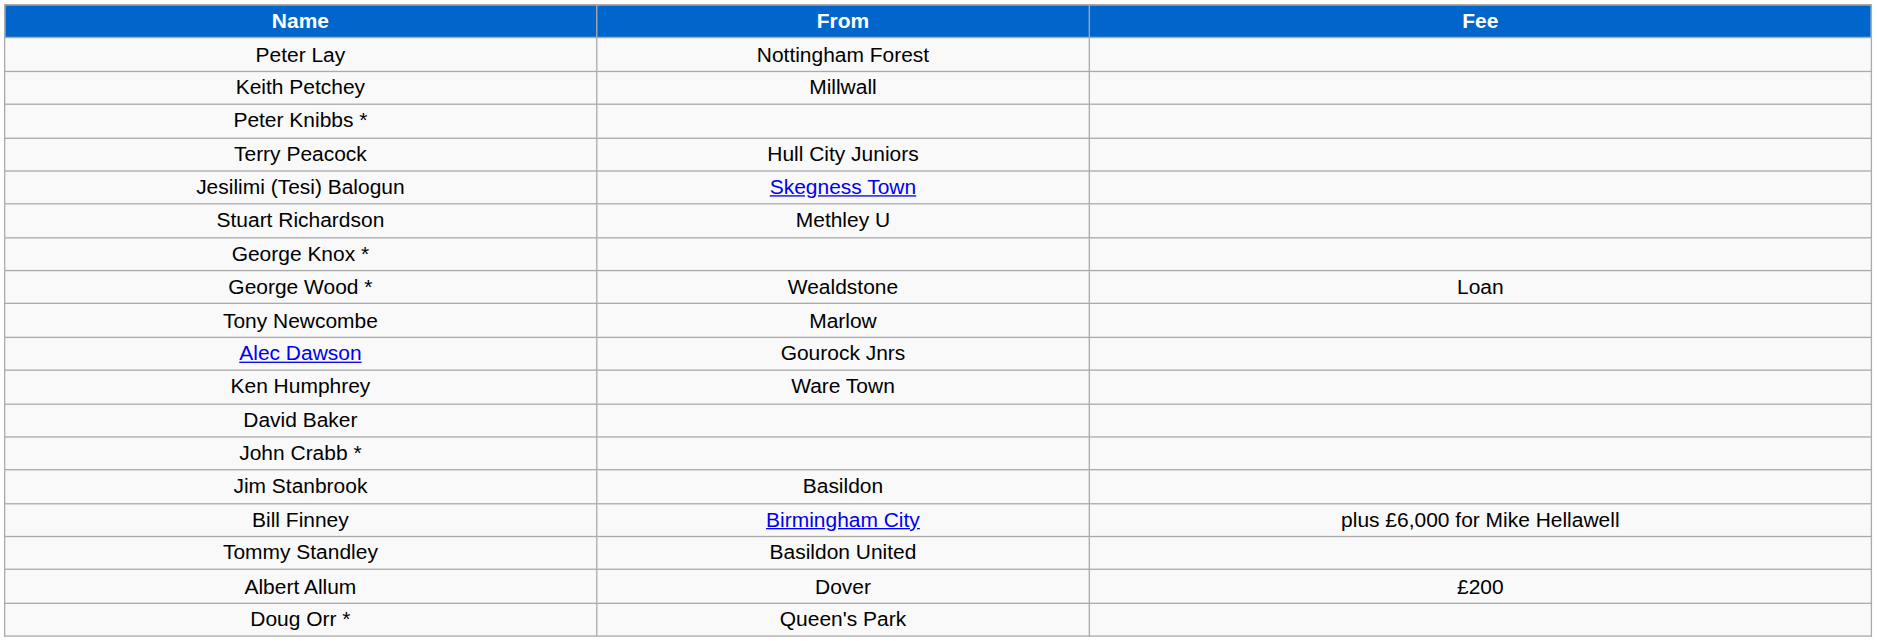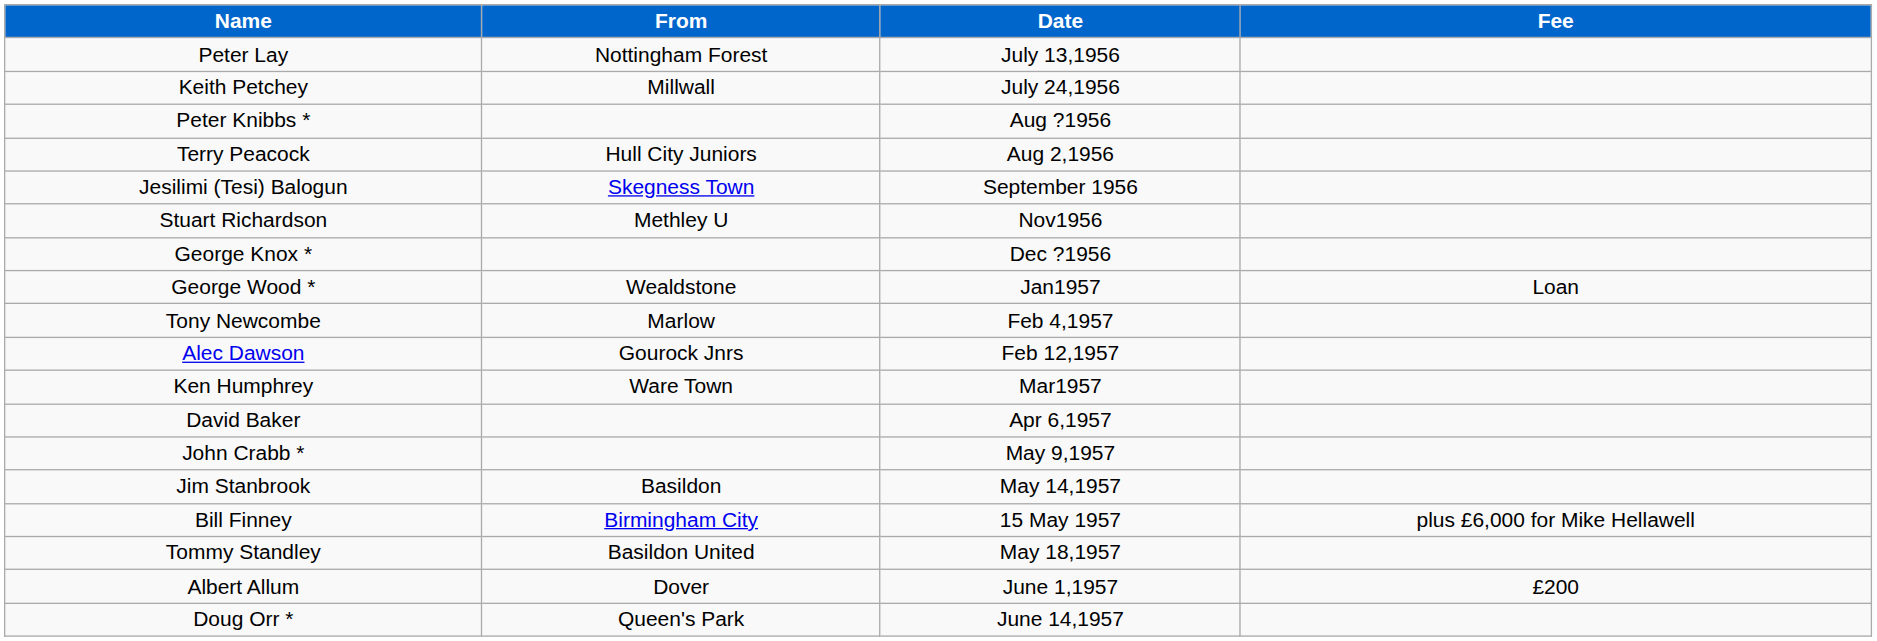+ column: (1060, 21)
